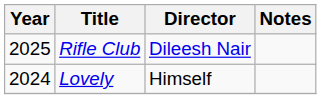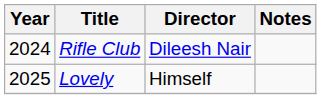(30, 49) 2025 -> (30, 49) 2024
(30, 78) 2024 -> (30, 78) 2025
